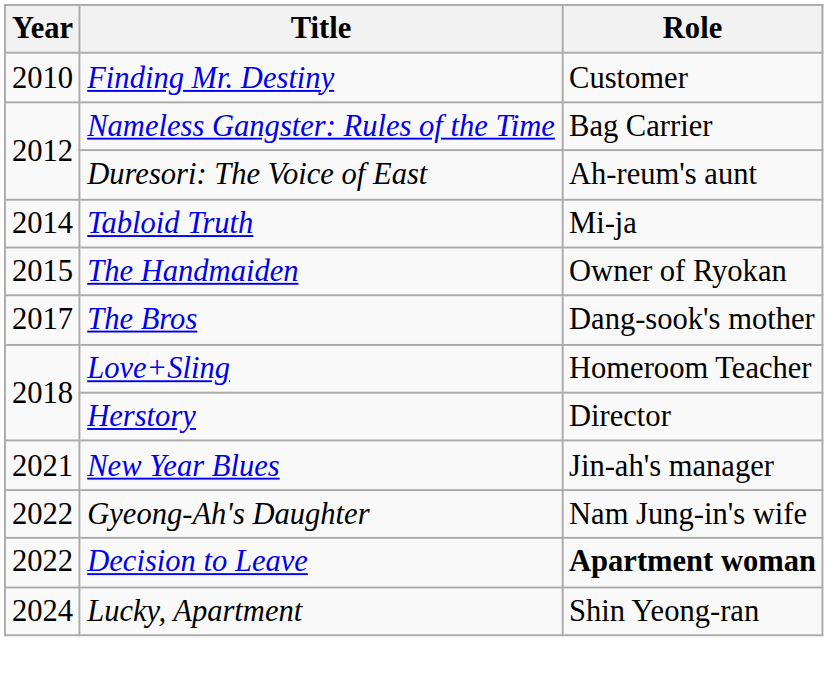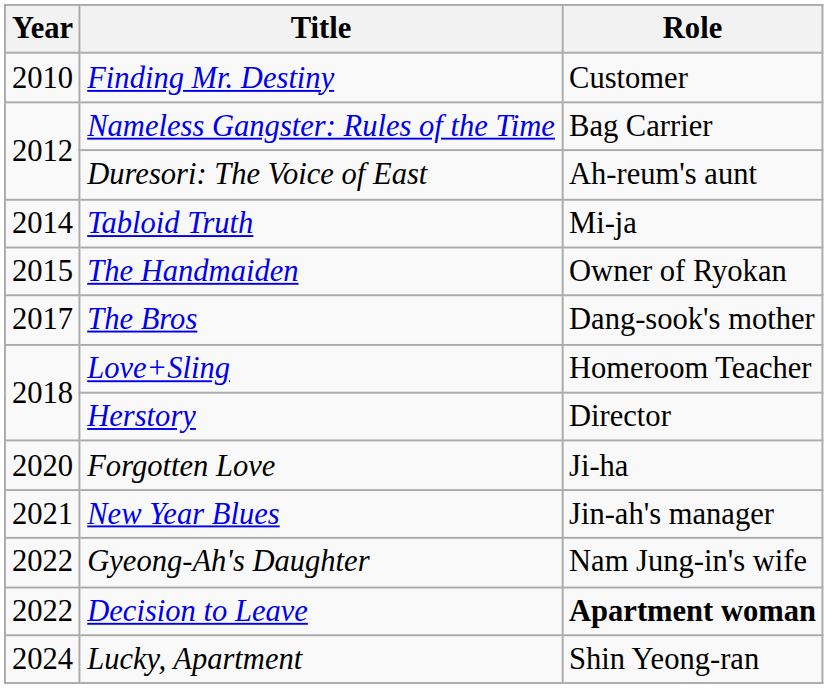+ row: (181, 464)
